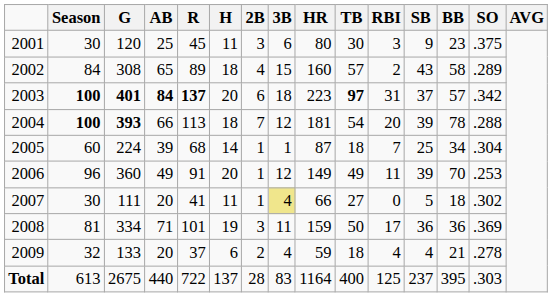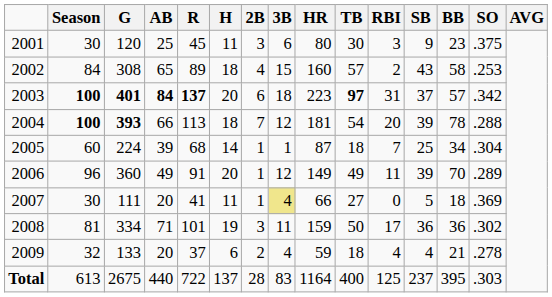(487, 69) .289 -> (487, 69) .253
(487, 174) .253 -> (487, 174) .289
(487, 200) .302 -> (487, 200) .369
(487, 226) .369 -> (487, 226) .302
